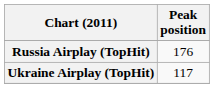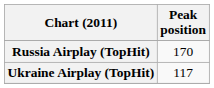(183, 51) 176 -> (183, 51) 170
